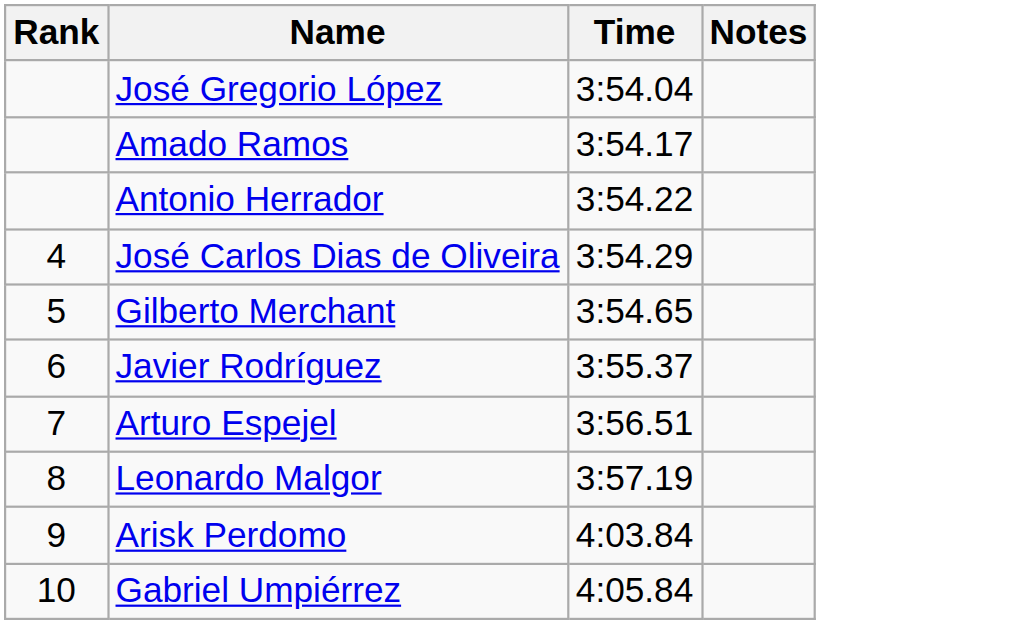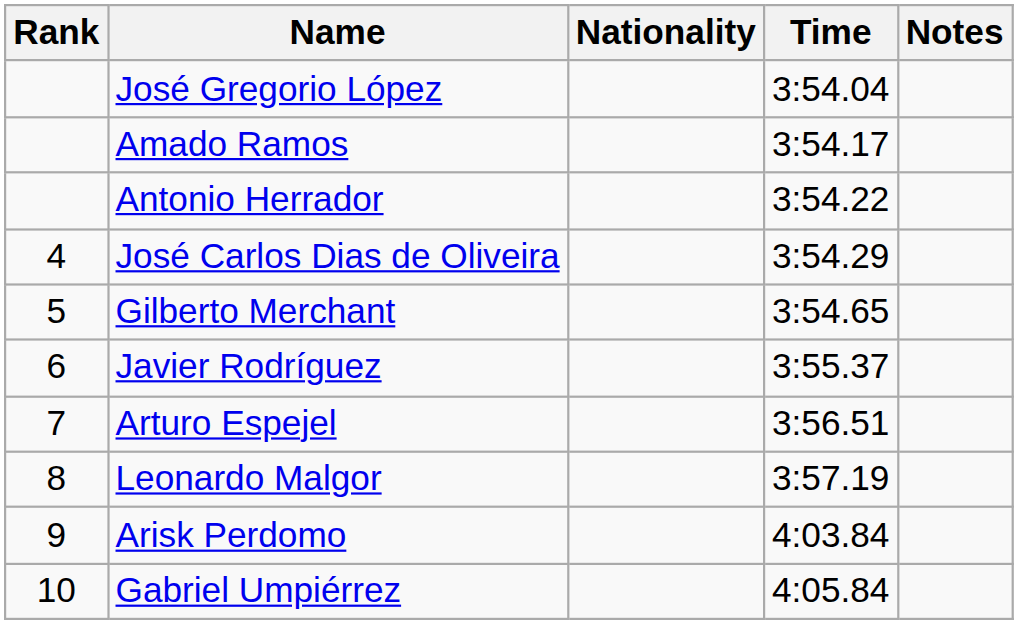+ column: (666, 32)
